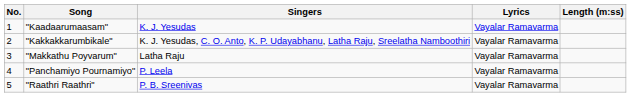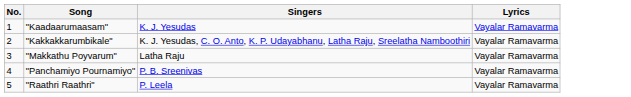- column: (593, 12)
(156, 71) P. Leela -> (171, 71) P. B. Sreenivas
(171, 85) P. B. Sreenivas -> (156, 85) P. Leela
